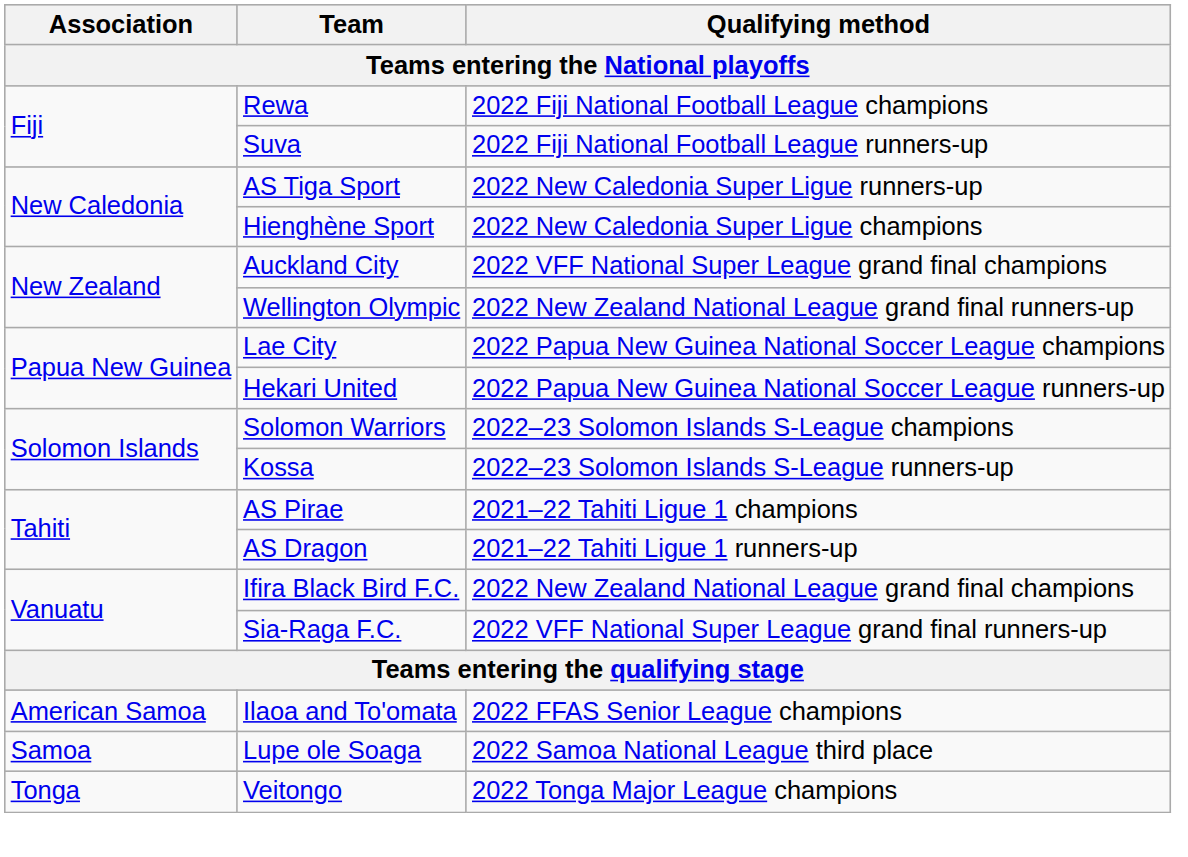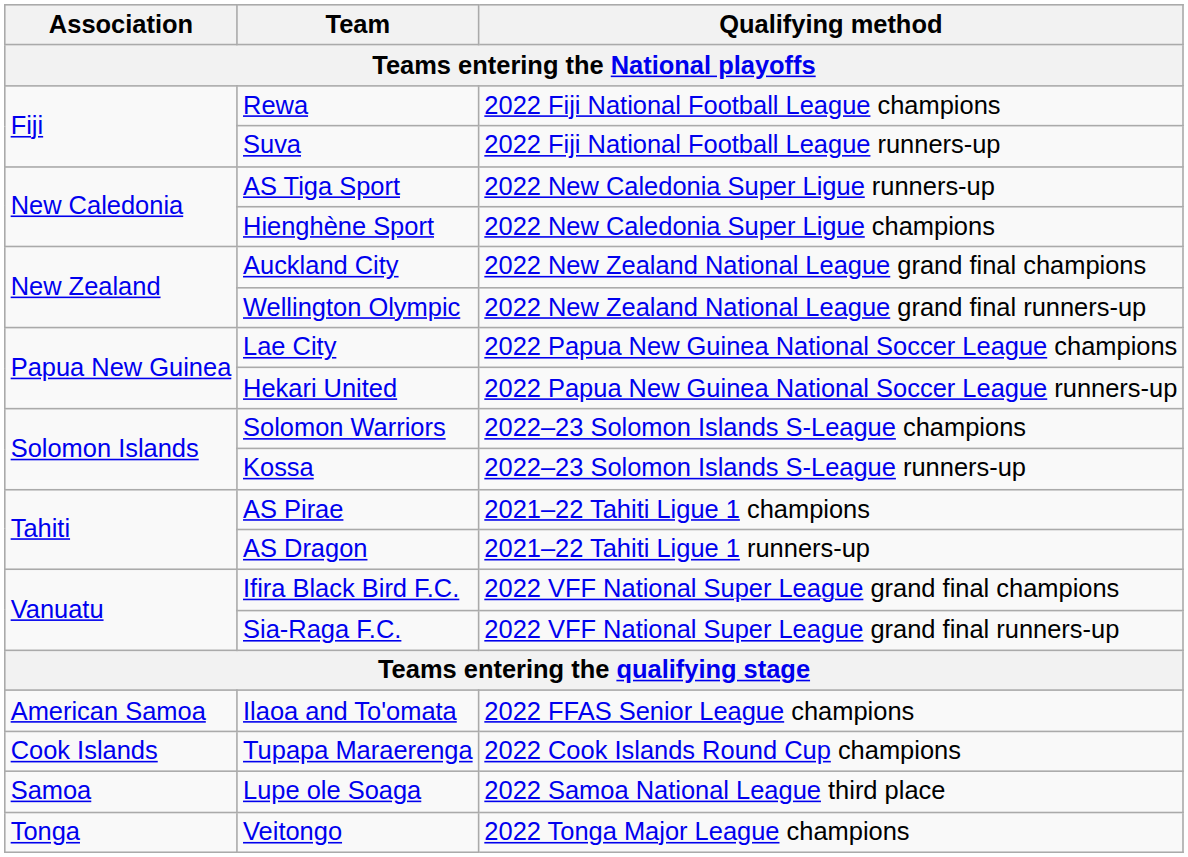(790, 266) 2022 VFF National Super League grand final champions -> (815, 266) 2022 New Zealand National League grand final champions
(803, 589) 2022 New Zealand National League grand final champions -> (802, 589) 2022 VFF National Super League grand final champions
+ row: (358, 750)
